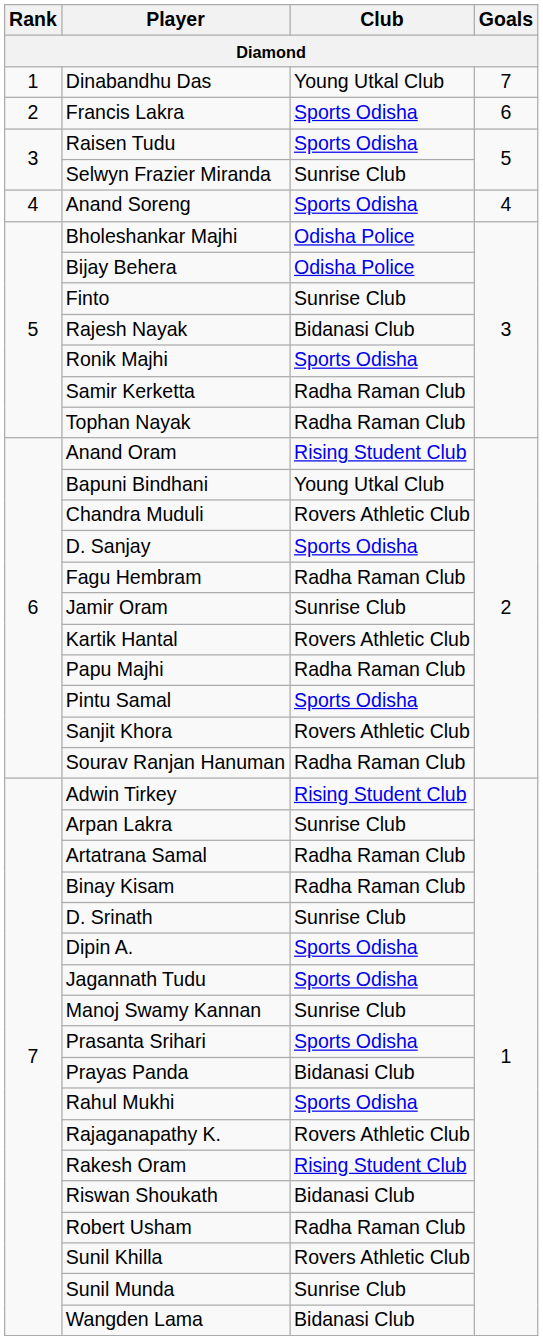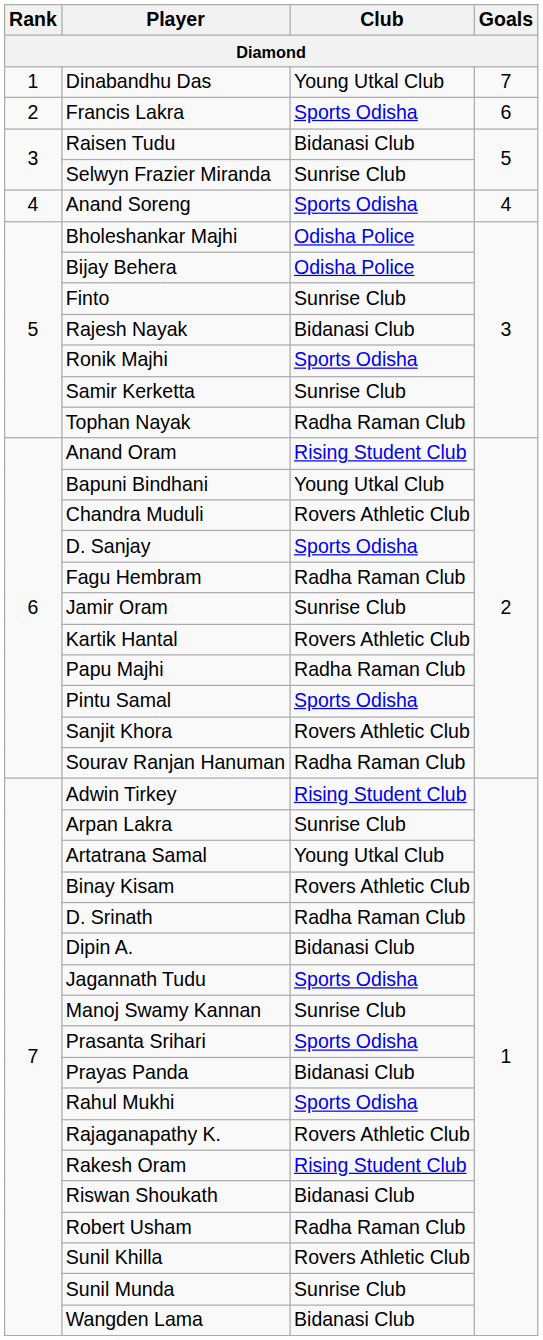(356, 143) Sports Odisha -> (354, 143) Bidanasi Club
(380, 391) Radha Raman Club -> (350, 391) Sunrise Club
(380, 855) Radha Raman Club -> (369, 855) Young Utkal Club
(380, 886) Radha Raman Club -> (382, 886) Rovers Athletic Club
(350, 917) Sunrise Club -> (380, 917) Radha Raman Club
(356, 948) Sports Odisha -> (354, 948) Bidanasi Club
